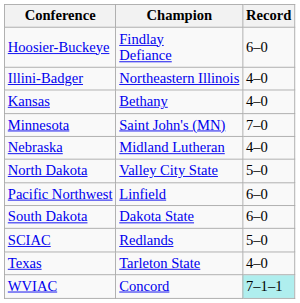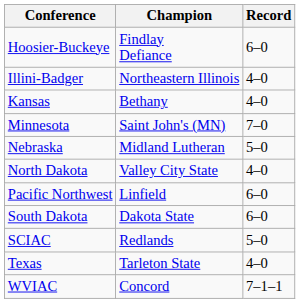(257, 147) 4–0 -> (257, 147) 5–0
(257, 170) 5–0 -> (257, 170) 4–0
(264, 286) paleturquoise background -> (264, 286) no background
